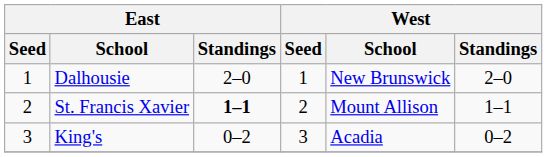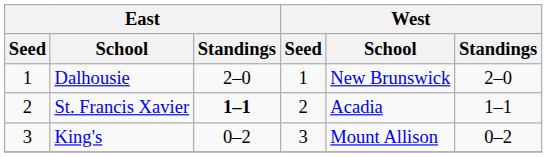(384, 107) Mount Allison -> (357, 107) Acadia
(357, 136) Acadia -> (384, 136) Mount Allison
